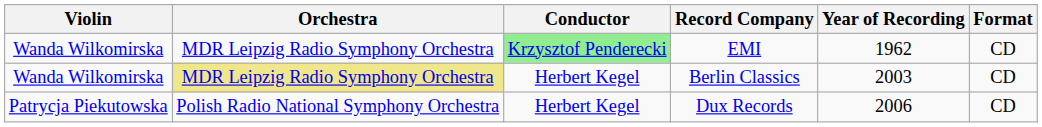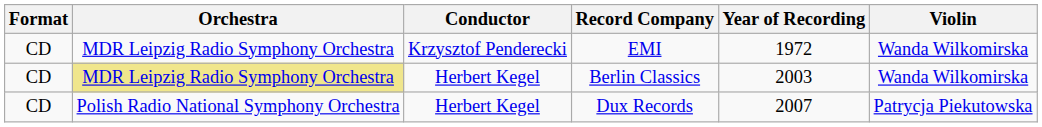columns swapped: (88, 19) <-> (1003, 19)
(587, 48) lightgreen background -> (487, 48) no background
(893, 48) 1962 -> (794, 48) 1972
(893, 106) 2006 -> (794, 106) 2007
